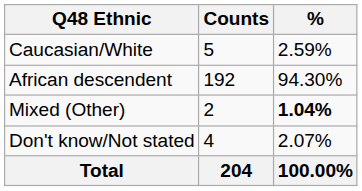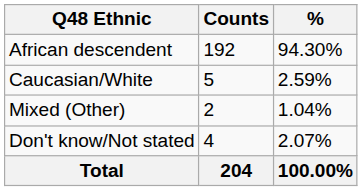rows swapped: (90, 79) <-> (81, 49)
(305, 110) bold -> (305, 110) normal
